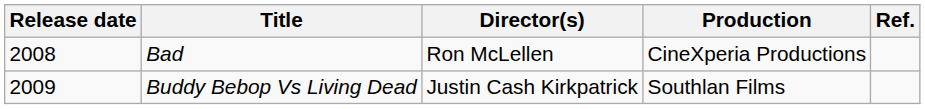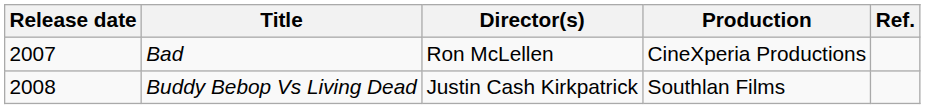(33, 53) 2008 -> (33, 53) 2007
(33, 86) 2009 -> (33, 86) 2008
